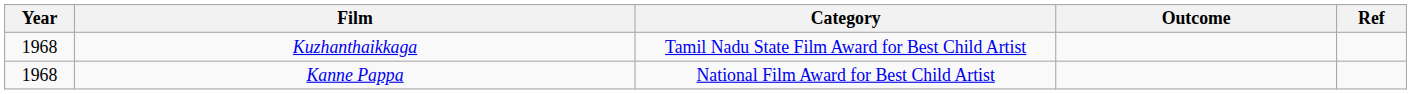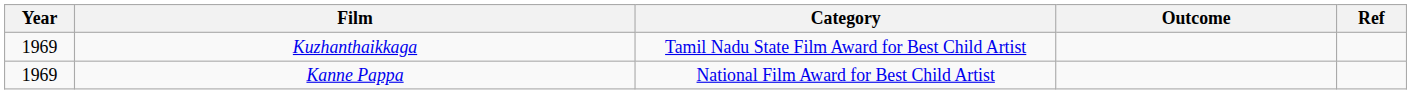(40, 46) 1968 -> (40, 46) 1969
(40, 74) 1968 -> (40, 74) 1969
